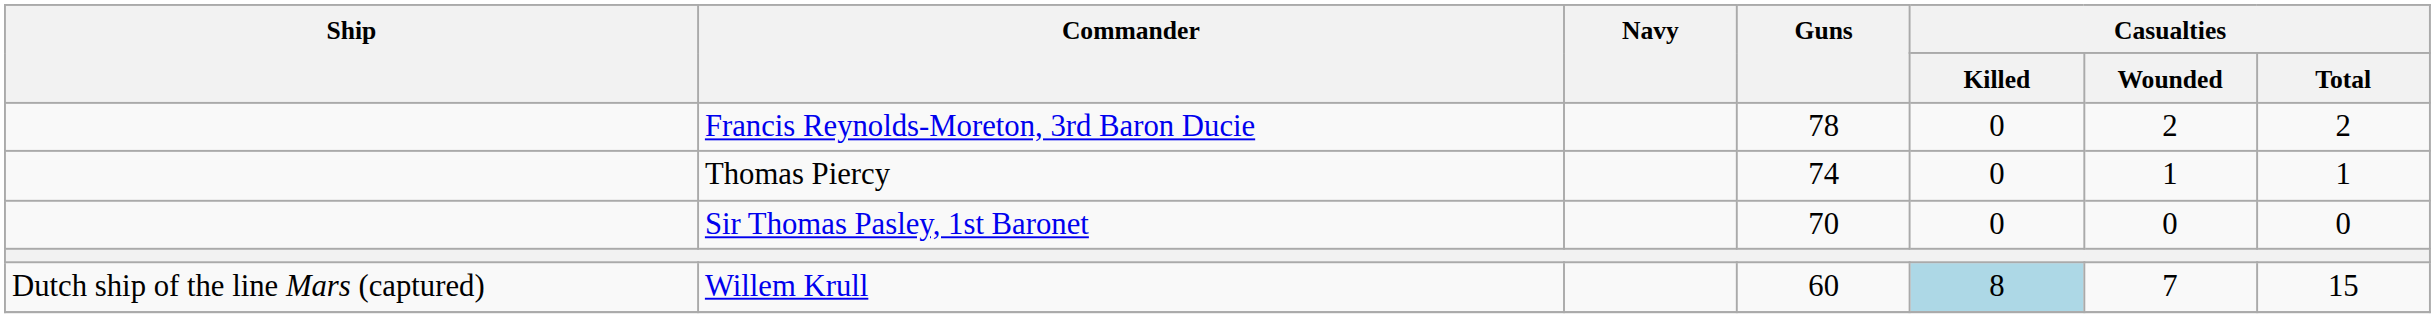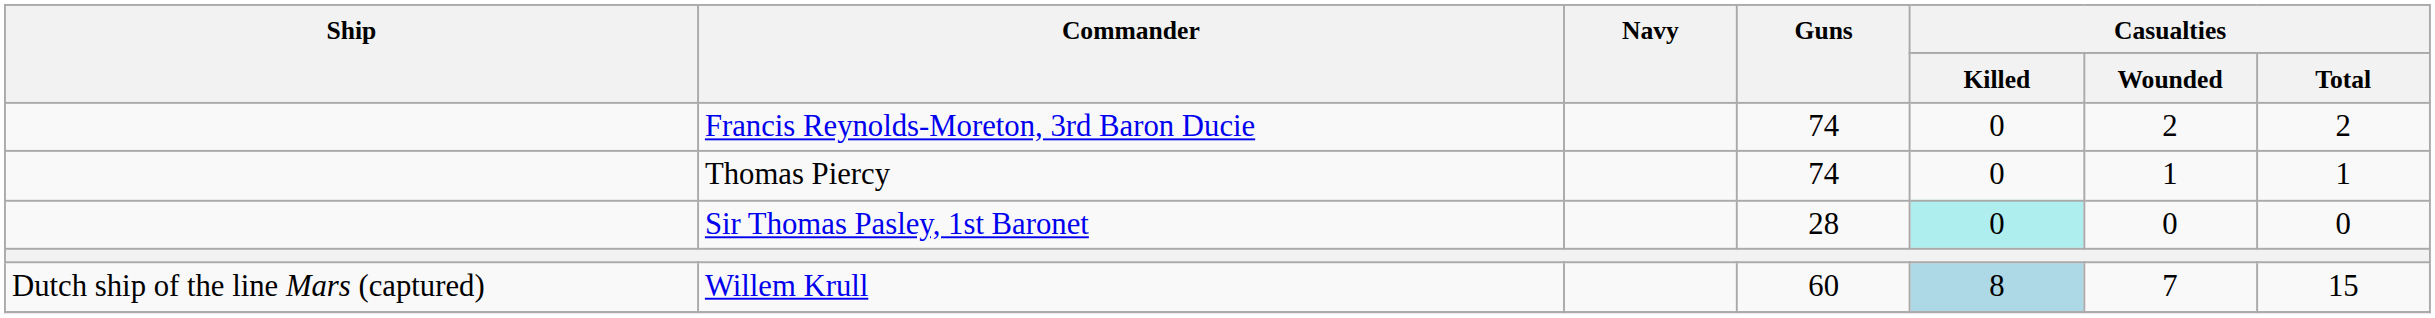(1824, 126) 78 -> (1824, 126) 74
(1824, 223) 70 -> (1824, 223) 28
(1997, 223) no background -> (1997, 223) paleturquoise background
